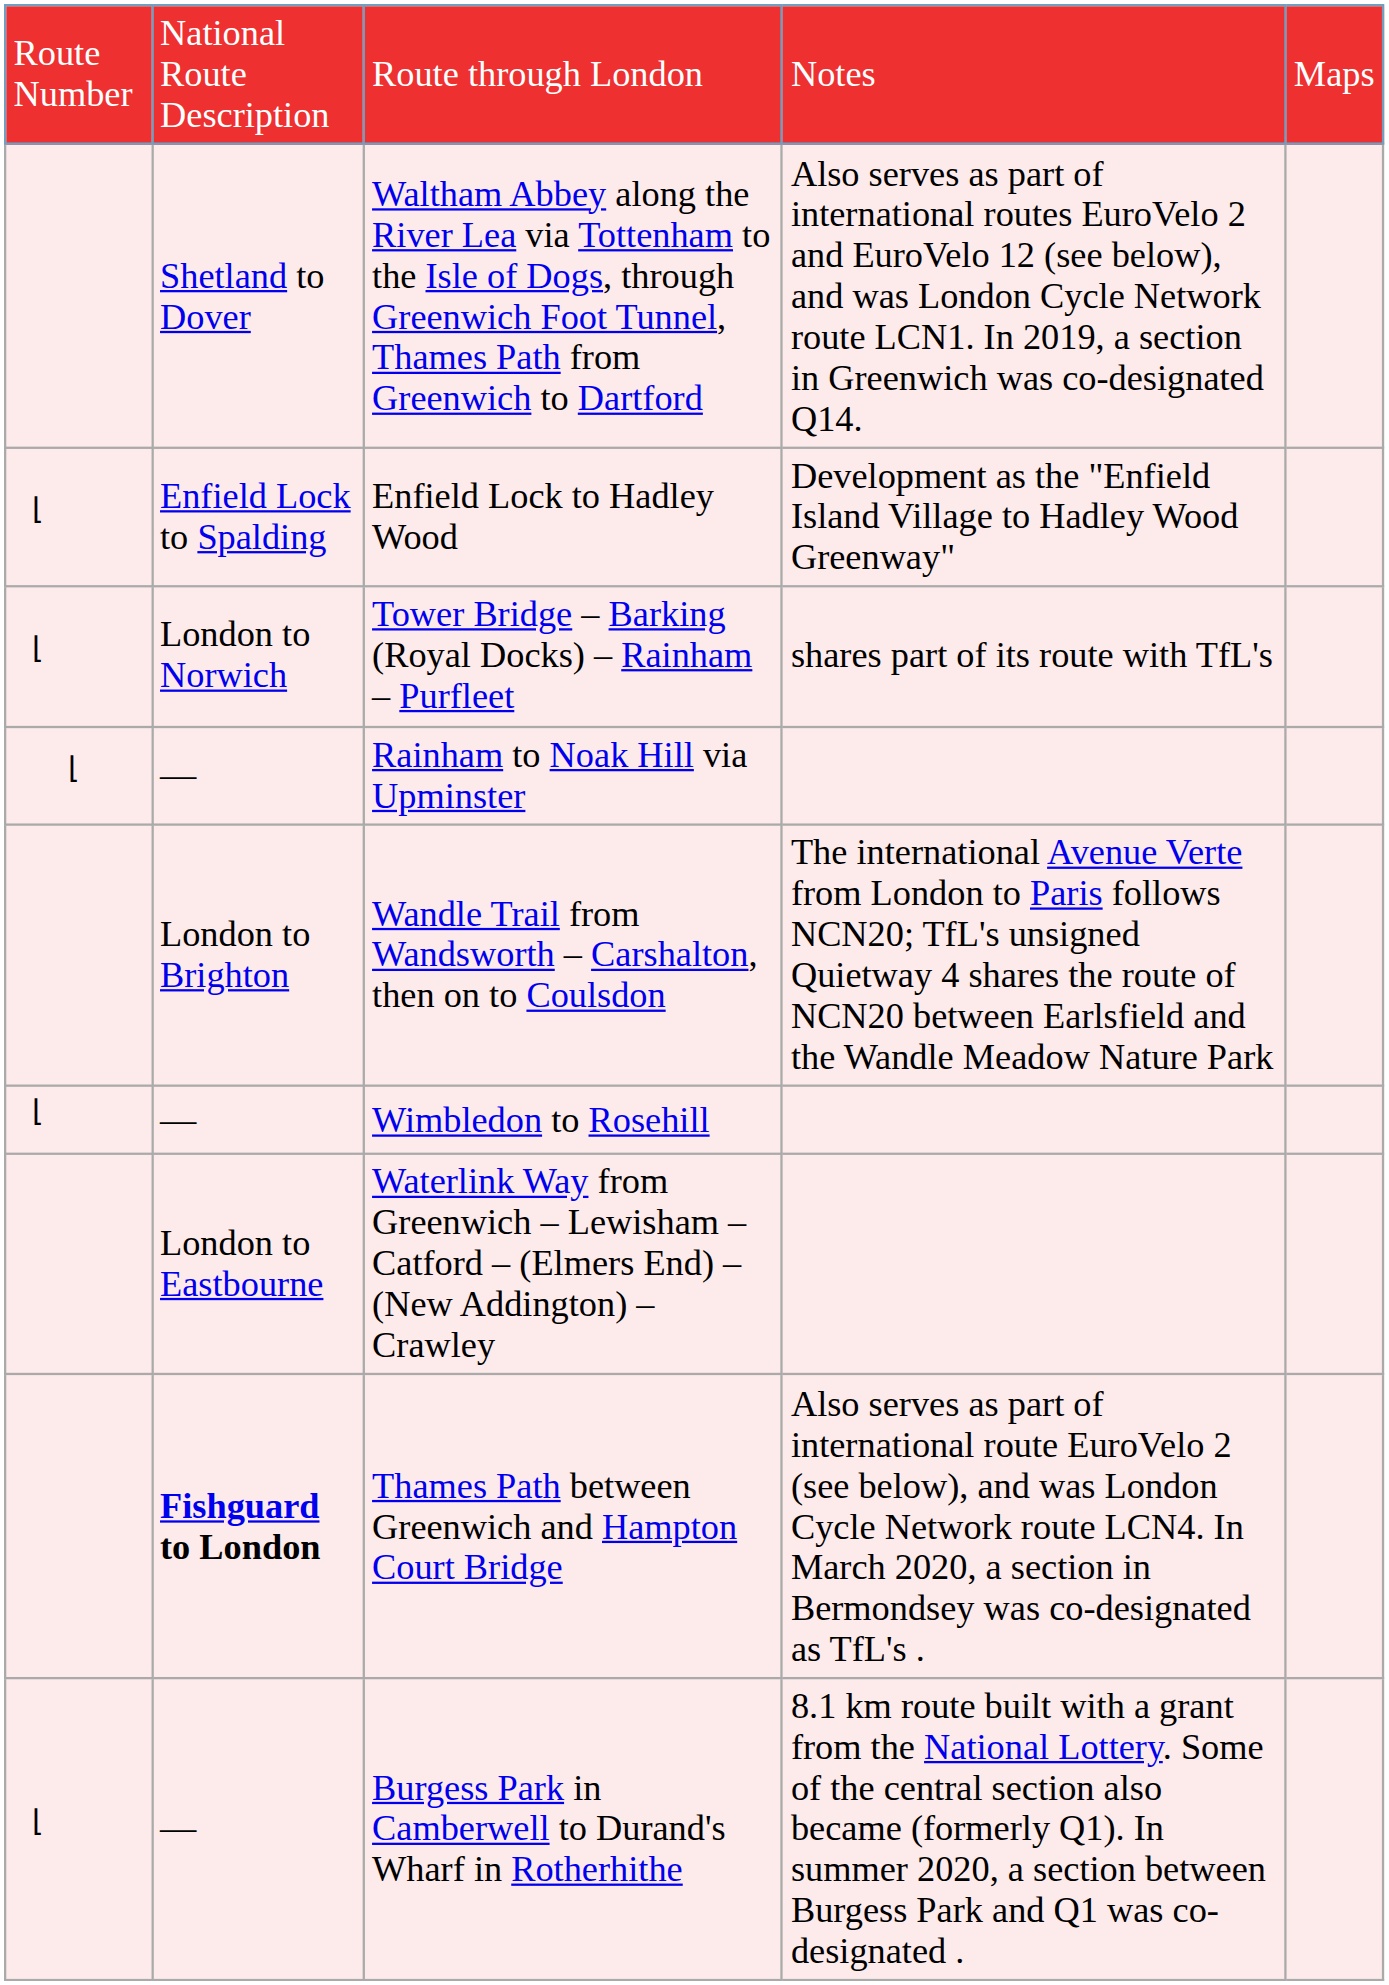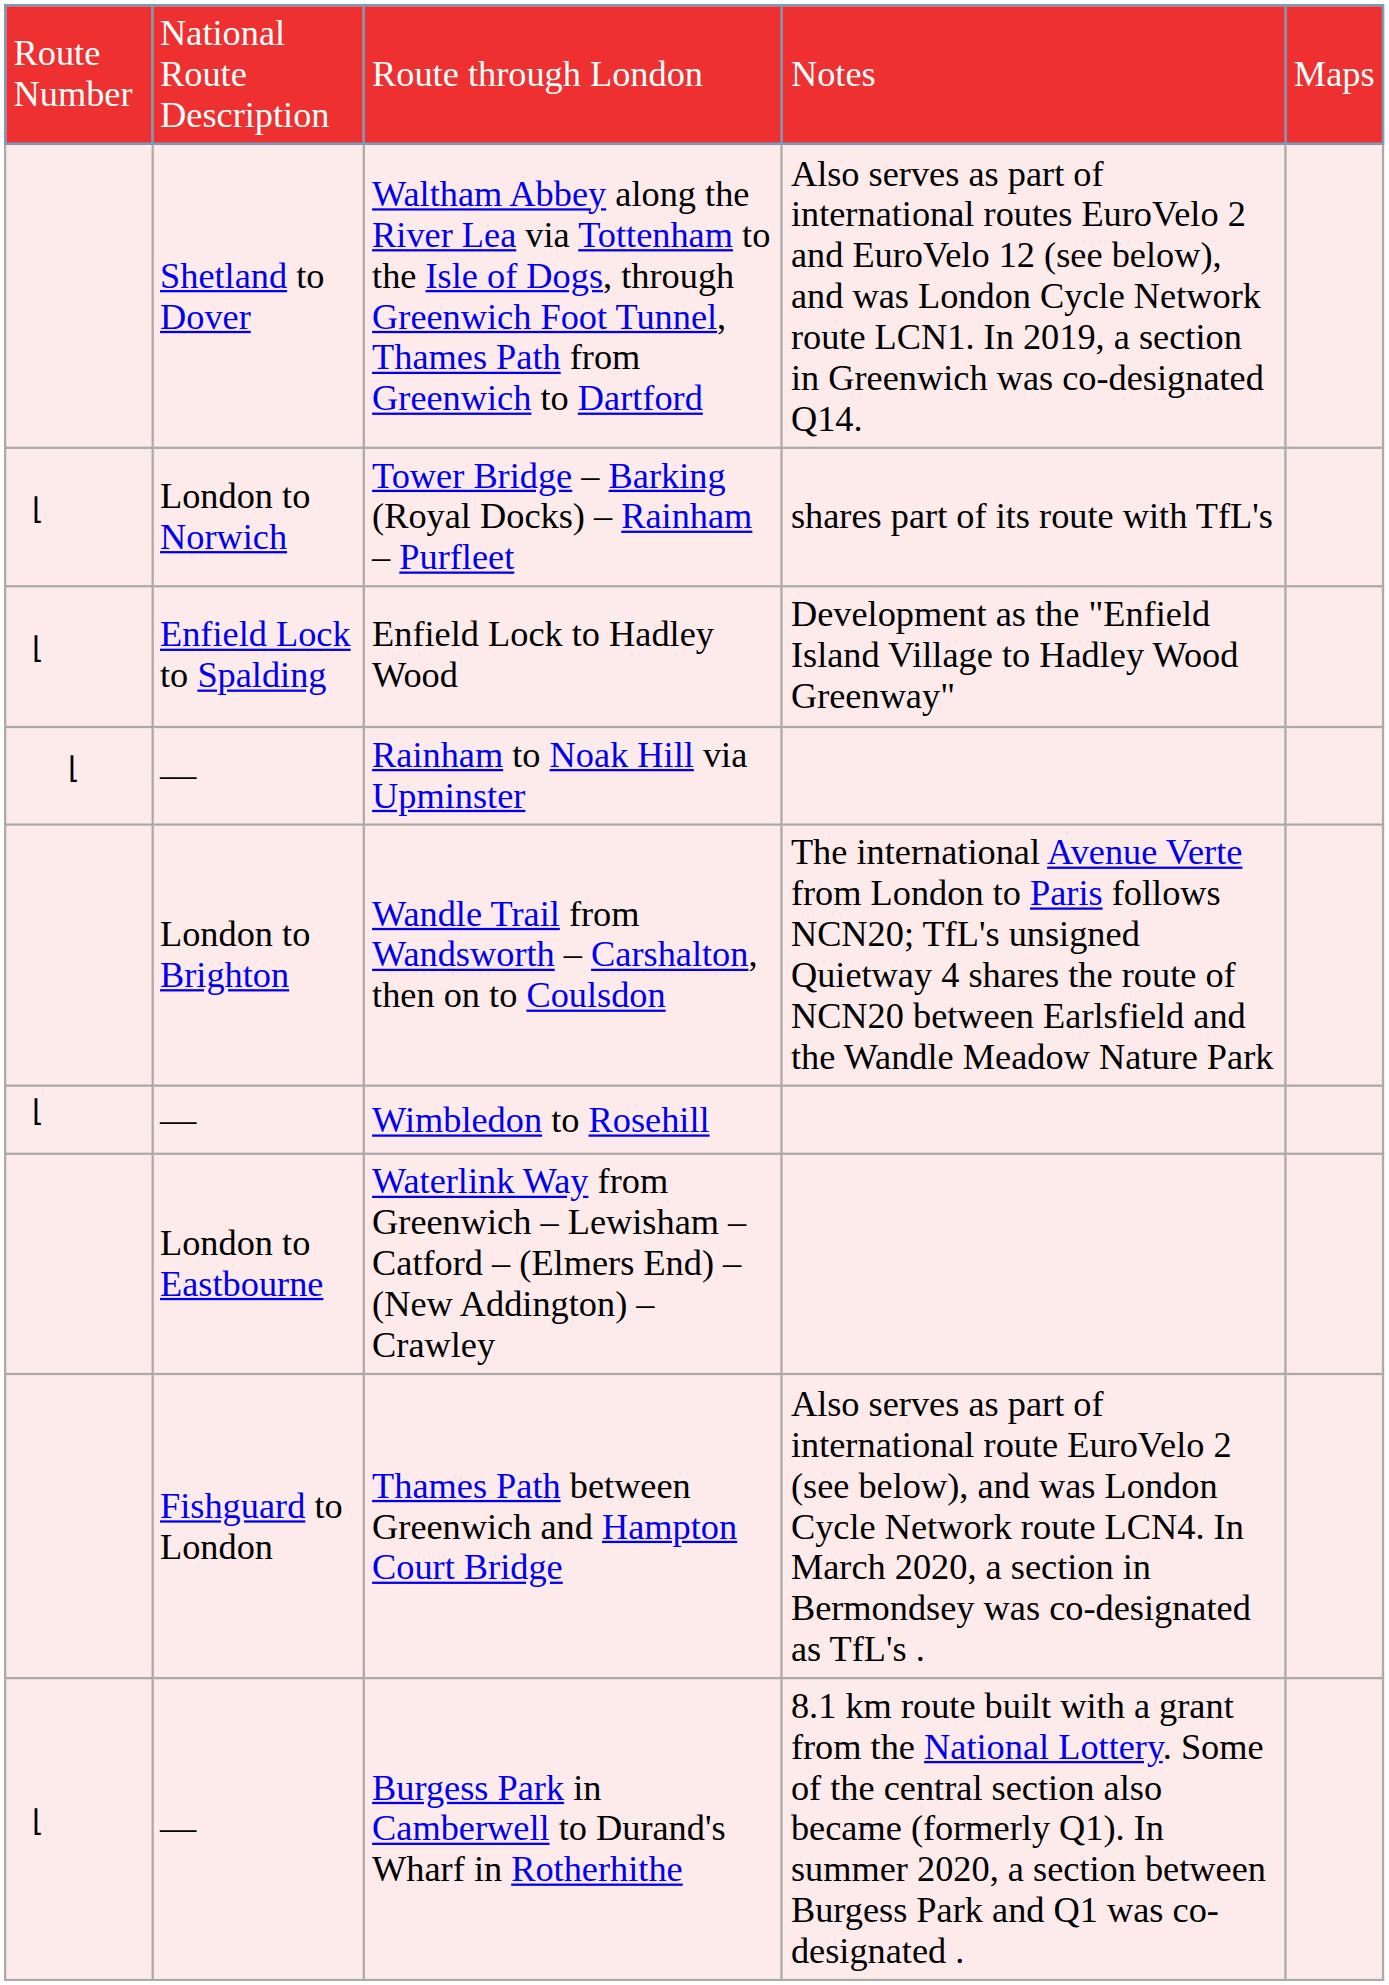rows swapped: (543, 516) <-> (562, 655)
(240, 1525) bold -> (251, 1525) normal
